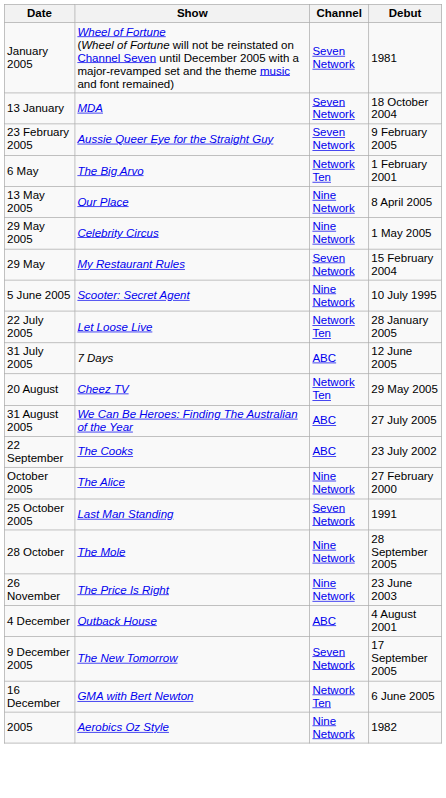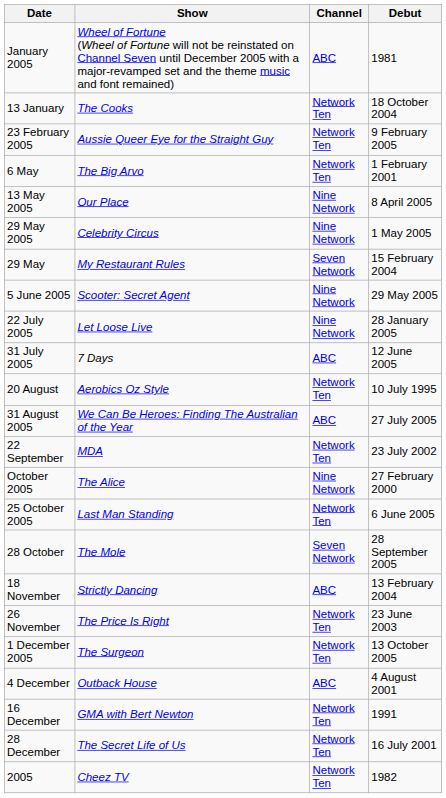(334, 57) Seven Network -> (324, 57) ABC
(90, 108) MDA -> (105, 108) The Cooks
(334, 108) Seven Network -> (334, 108) Network Ten
(334, 139) Seven Network -> (334, 139) Network Ten
(404, 295) 10 July 1995 -> (405, 295) 29 May 2005
(334, 327) Network Ten -> (334, 327) Nine Network
(103, 389) Cheez TV -> (123, 389) Aerobics Oz Style
(405, 389) 29 May 2005 -> (404, 389) 10 July 1995
(105, 452) The Cooks -> (90, 452) MDA
(324, 452) ABC -> (334, 452) Network Ten
(334, 514) Seven Network -> (334, 514) Network Ten
(384, 514) 1991 -> (403, 514) 6 June 2005
(334, 552) Nine Network -> (334, 552) Seven Network
+ row: (34, 589)
(334, 589) Nine Network -> (334, 621) Network Ten
+ row: (38, 652)
- row: (38, 658)
(403, 696) 6 June 2005 -> (384, 714) 1991
+ row: (34, 746)
(123, 727) Aerobics Oz Style -> (103, 777) Cheez TV
(334, 727) Nine Network -> (334, 777) Network Ten
